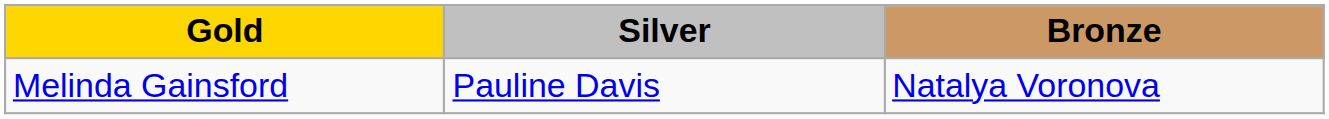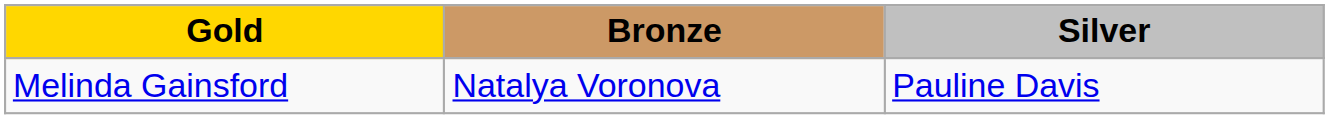columns swapped: (665, 31) <-> (1104, 31)
